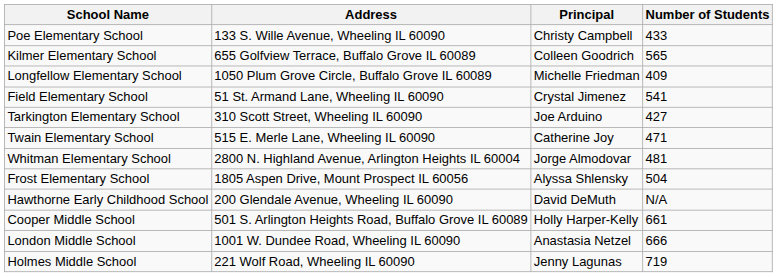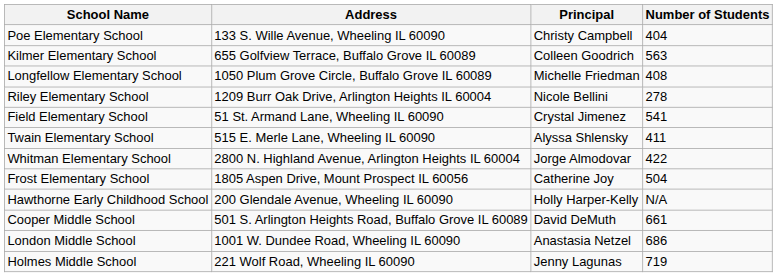(656, 35) 433 -> (656, 35) 404
(656, 55) 565 -> (656, 55) 563
(656, 76) 409 -> (656, 76) 408
+ row: (78, 96)
- row: (93, 117)
(574, 138) Catherine Joy -> (581, 138) Alyssa Shlensky
(656, 138) 471 -> (656, 138) 411
(656, 158) 481 -> (656, 158) 422
(581, 179) Alyssa Shlensky -> (574, 179) Catherine Joy
(575, 199) David DeMuth -> (586, 199) Holly Harper-Kelly
(586, 220) Holly Harper-Kelly -> (575, 220) David DeMuth
(656, 240) 666 -> (656, 240) 686
